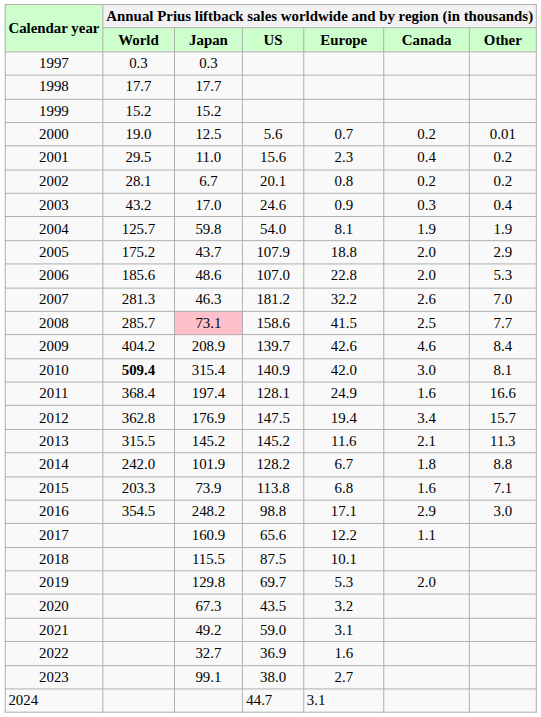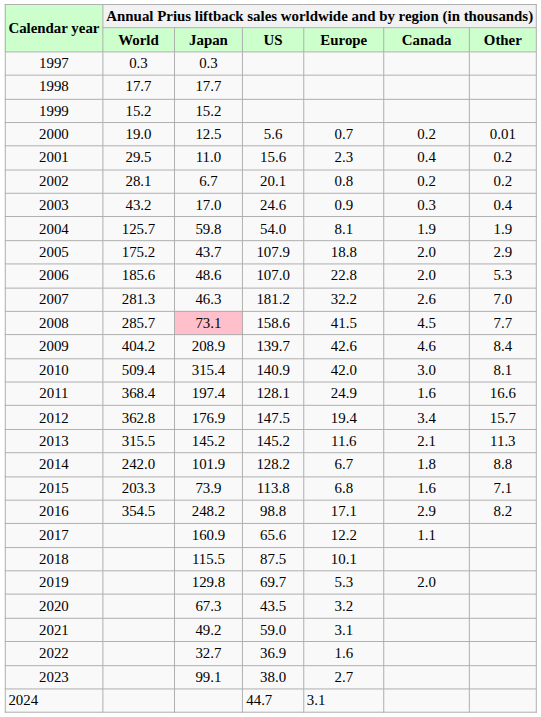(427, 323) 2.5 -> (427, 323) 4.5
(138, 370) bold -> (138, 370) normal
(503, 511) 3.0 -> (503, 511) 8.2
